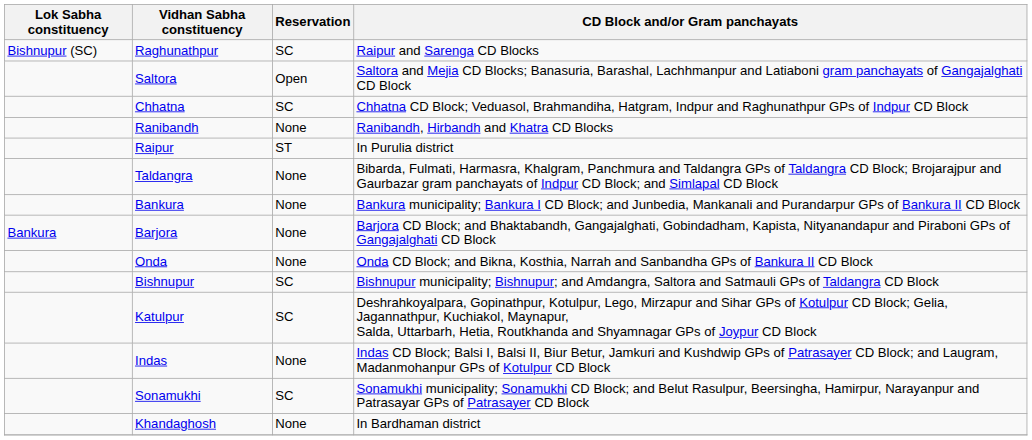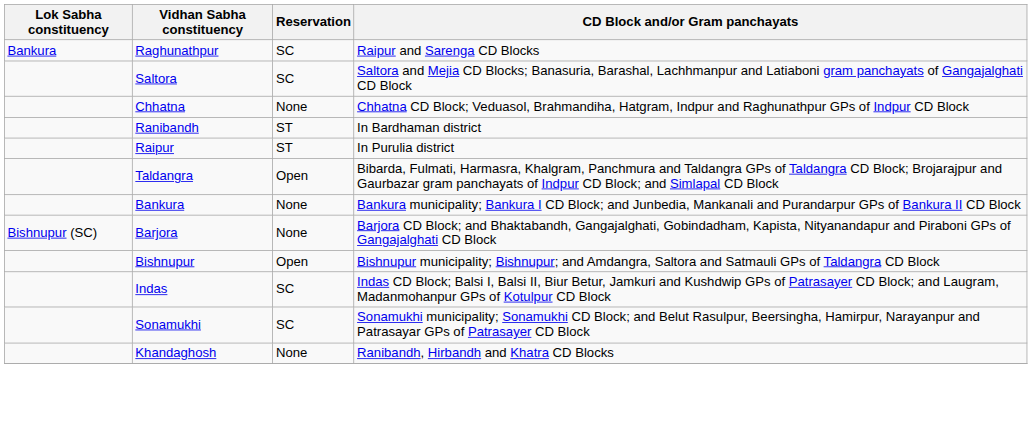(52, 50) Bishnupur (SC) -> (32, 50) Bankura
(291, 78) Open -> (285, 78) SC
(284, 106) SC -> (292, 106) None
(291, 127) None -> (284, 127) ST
(485, 127) Ranibandh, Hirbandh and Khatra CD Blocks -> (419, 127) In Bardhaman district
(291, 176) None -> (292, 176) Open
(32, 233) Bankura -> (52, 233) Bishnupur (SC)
- row: (151, 261)
(284, 282) SC -> (292, 261) Open
- row: (159, 317)
(291, 360) None -> (285, 289) SC
(418, 424) In Bardhaman district -> (485, 353) Ranibandh, Hirbandh and Khatra CD Blocks
